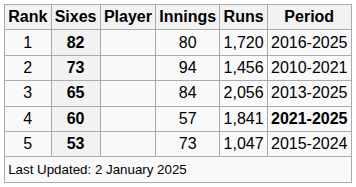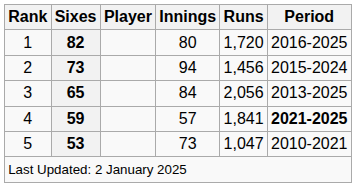(309, 67) 2010-2021 -> (309, 67) 2015-2024
(76, 118) 60 -> (76, 118) 59
(309, 144) 2015-2024 -> (309, 144) 2010-2021
